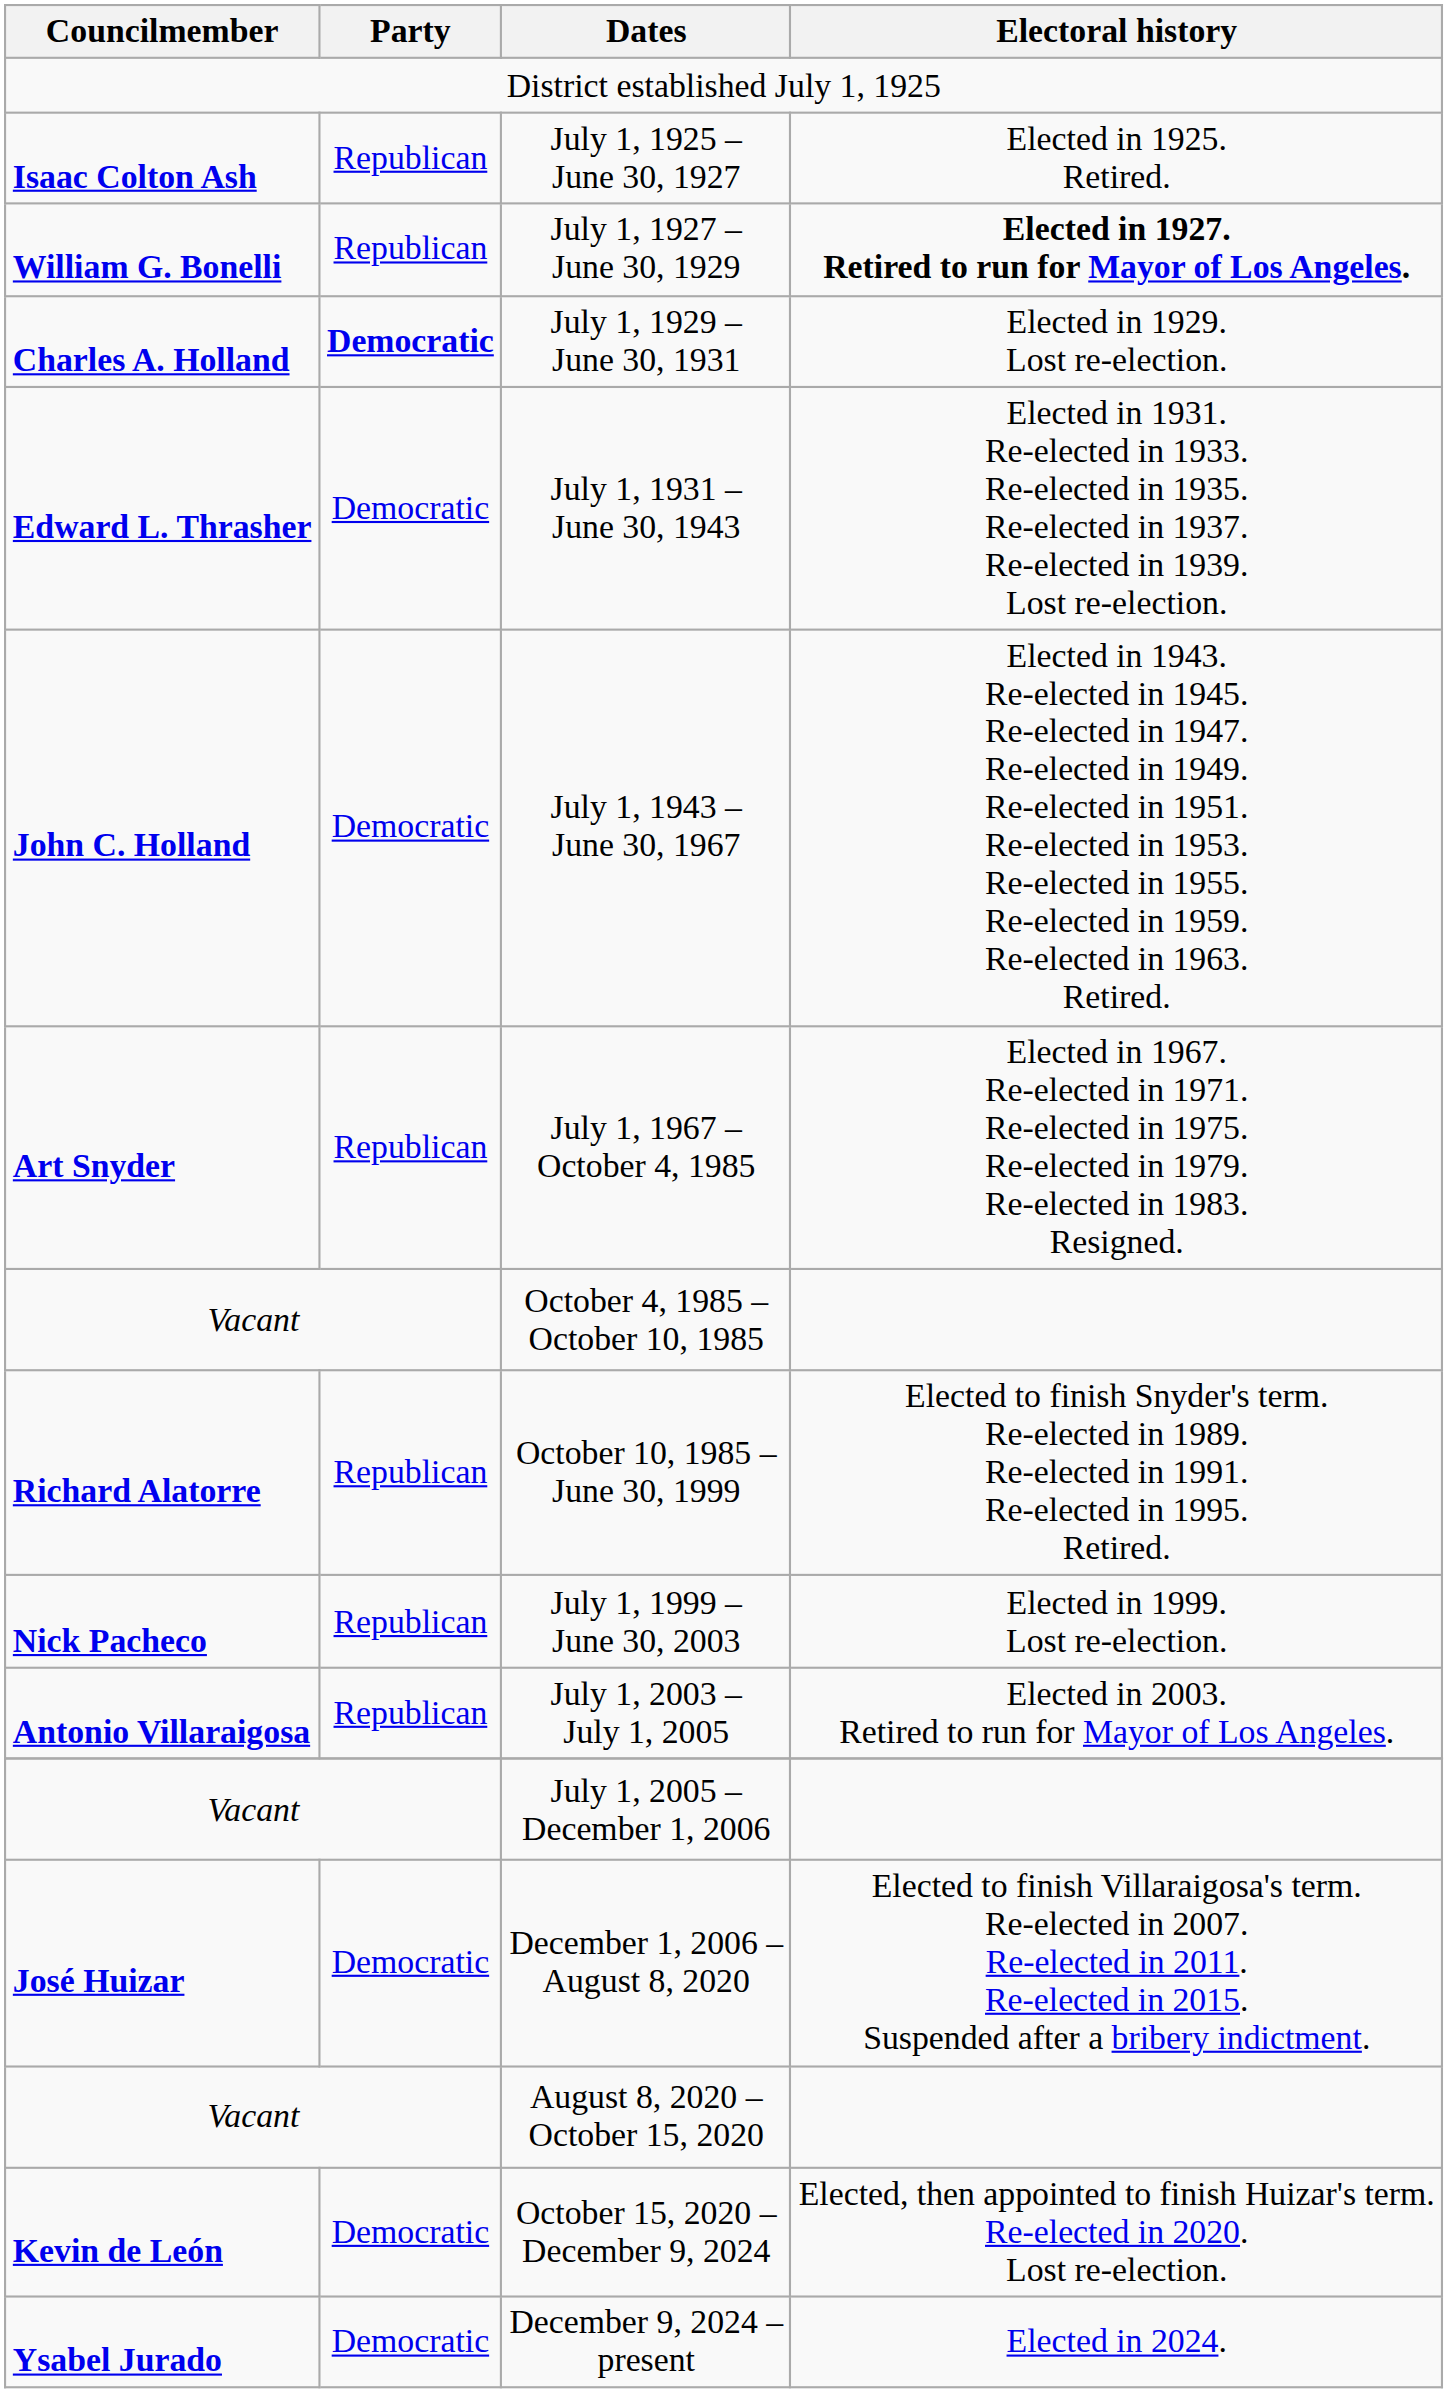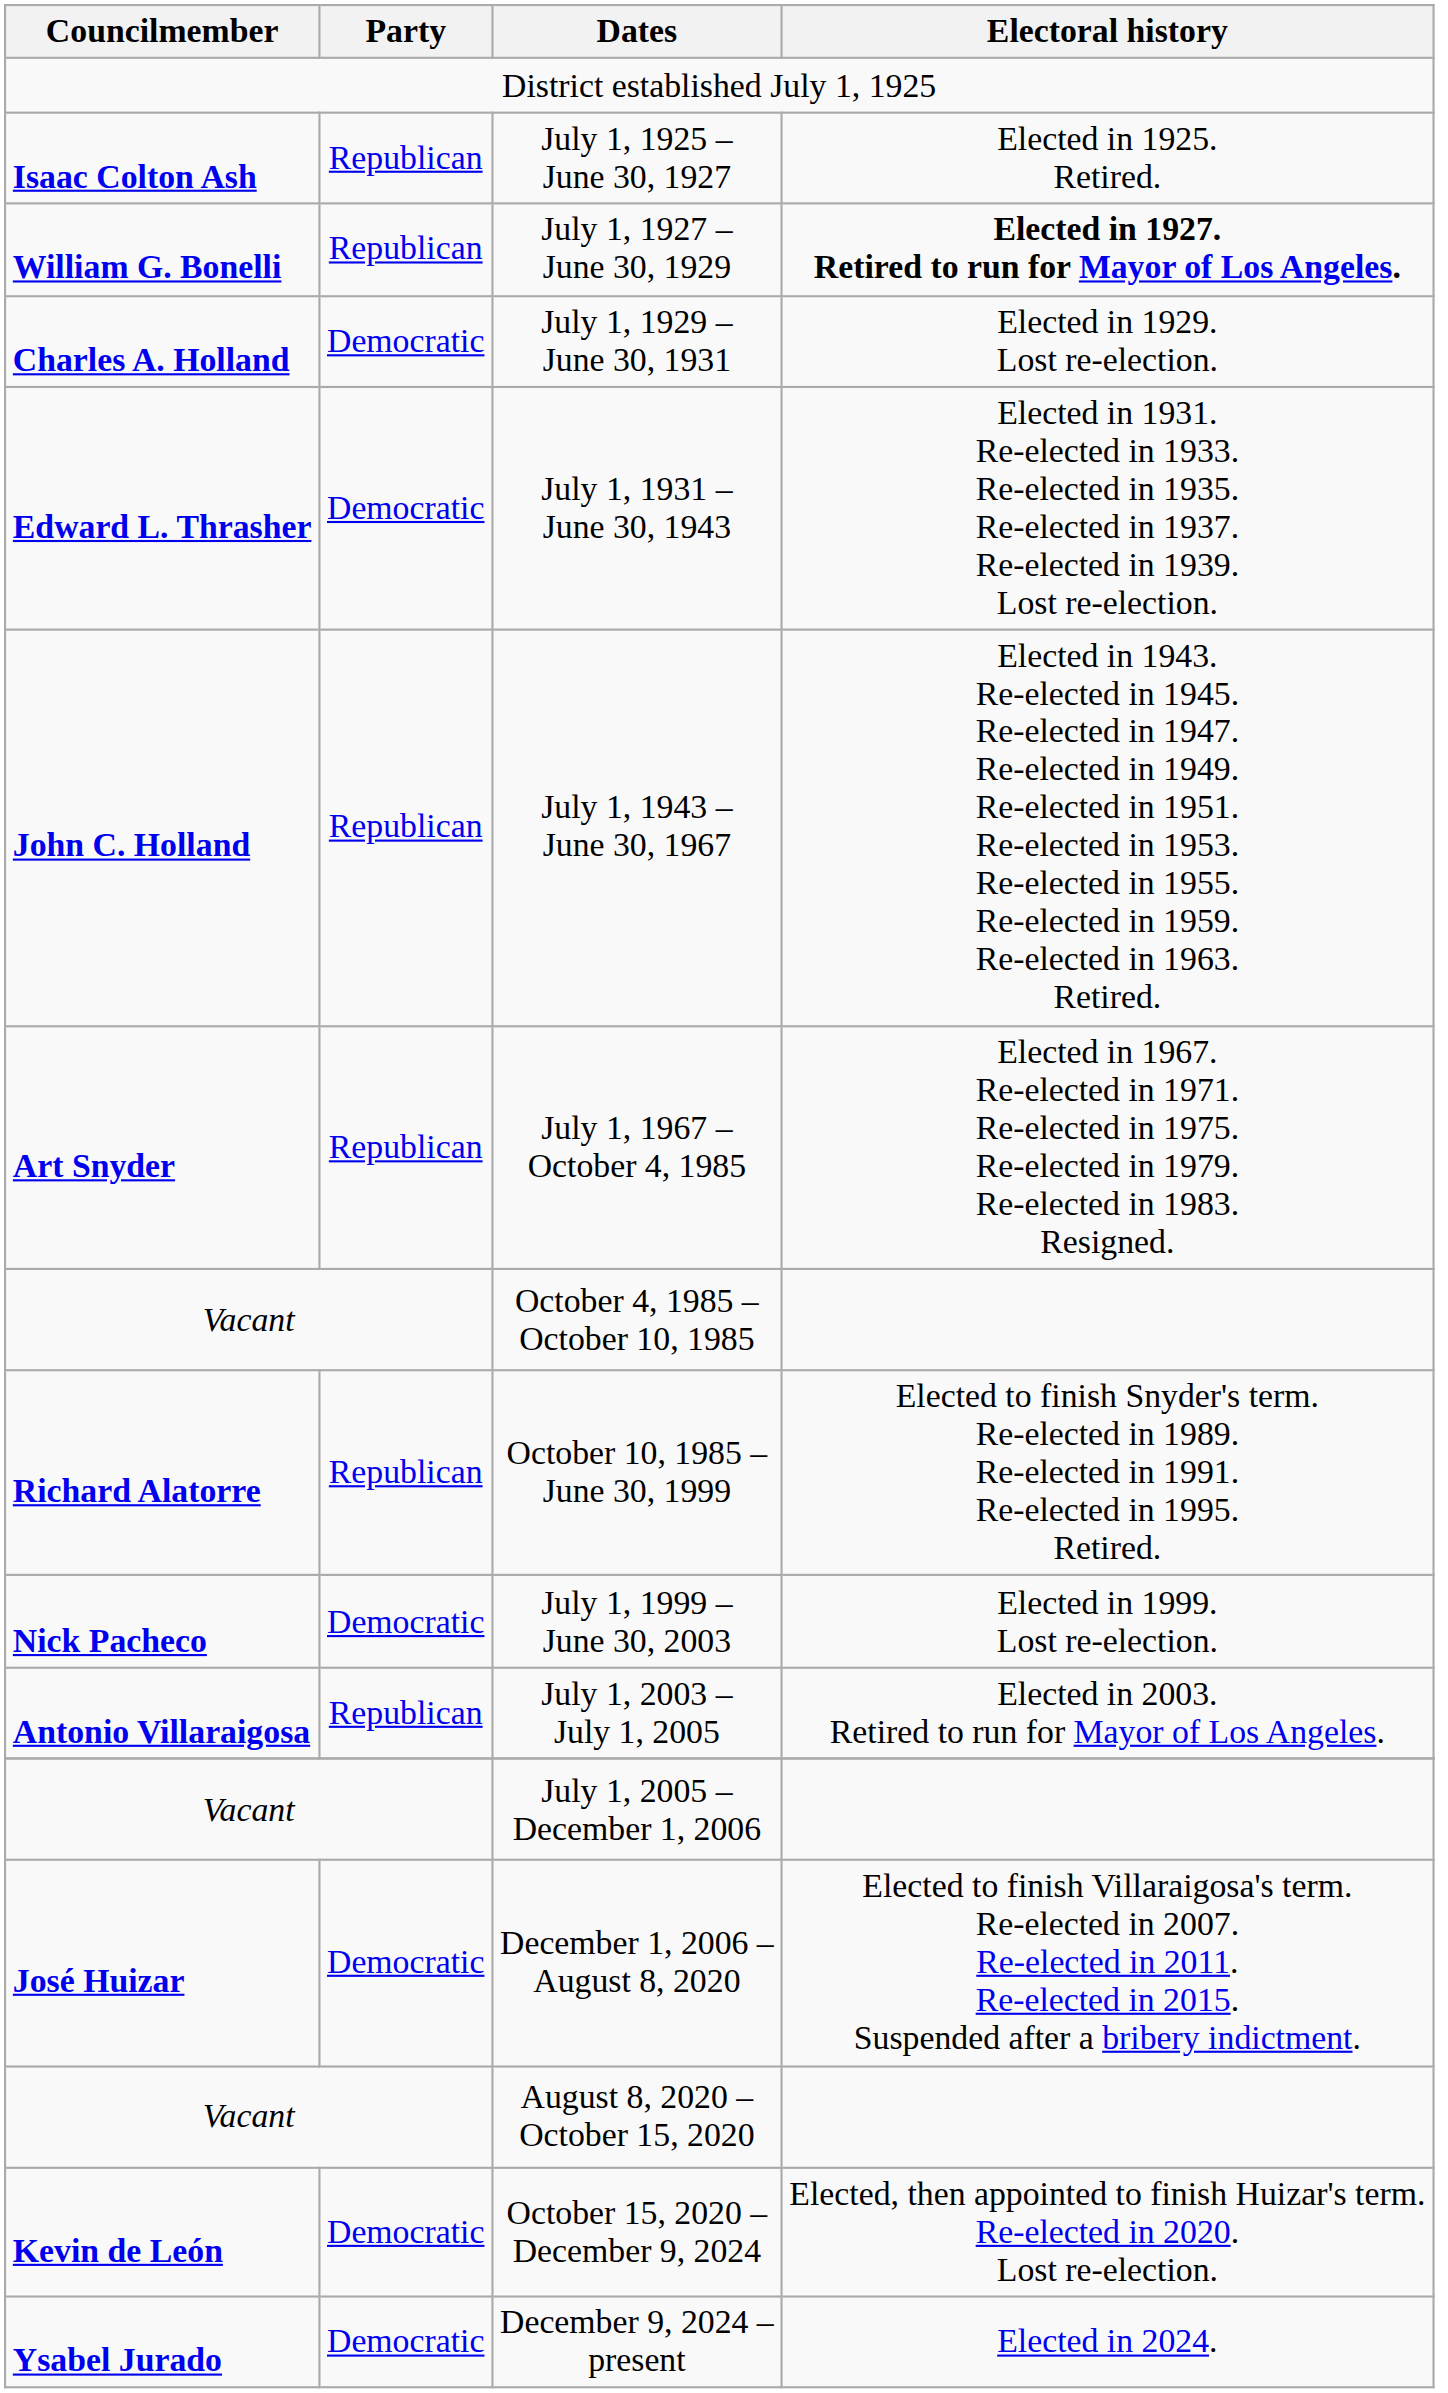(410, 340) bold -> (406, 340) normal
(410, 827) Democratic -> (406, 827) Republican
(410, 1620) Republican -> (406, 1620) Democratic
